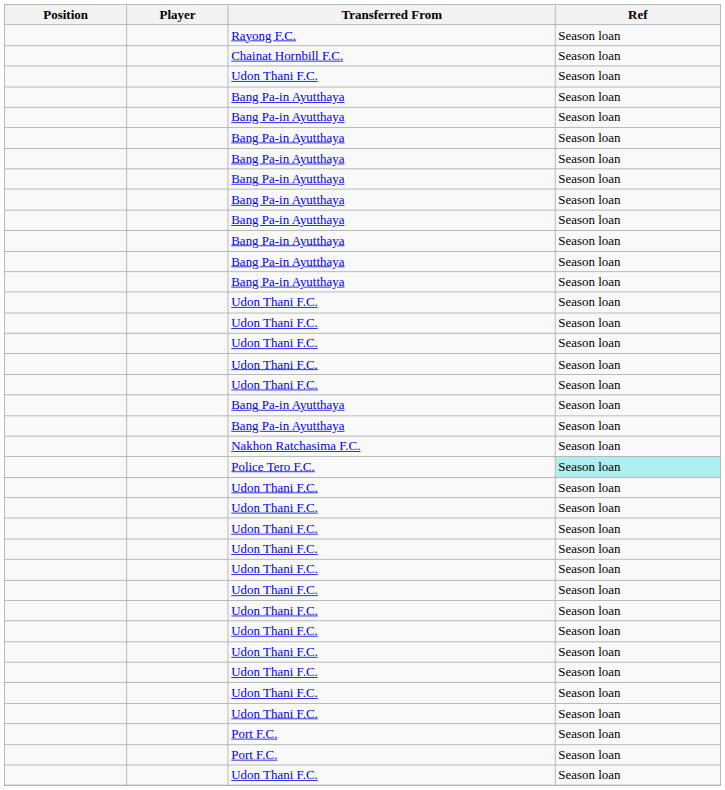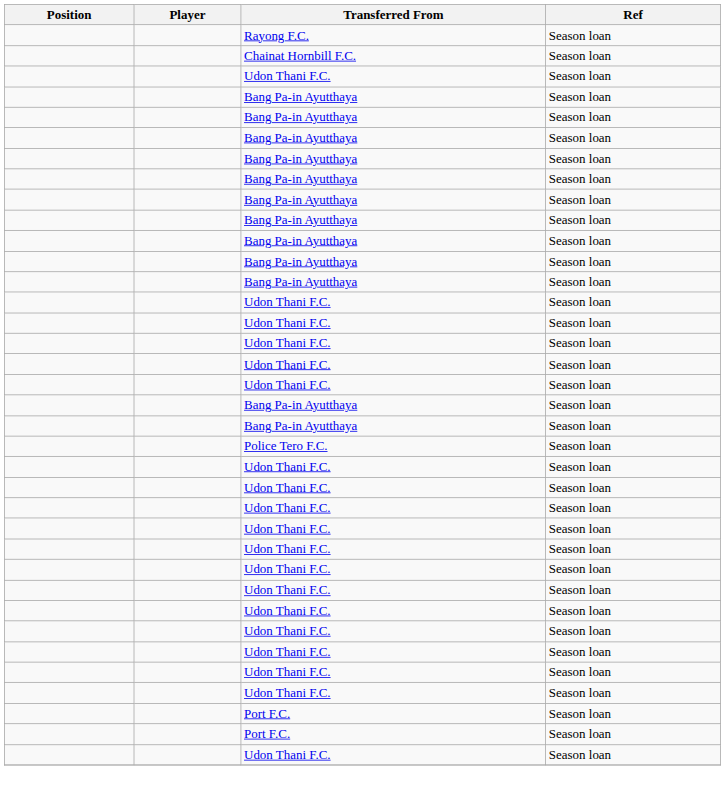- row: (66, 446)
(589, 466) paleturquoise background -> (580, 446) no background
